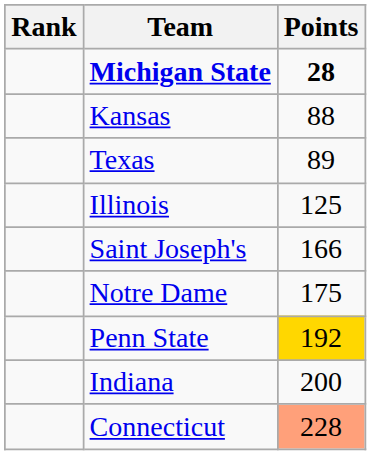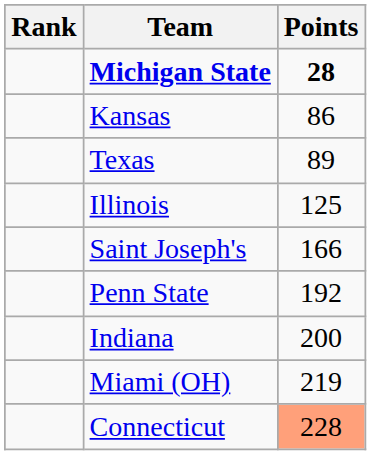(321, 115) 88 -> (321, 115) 86
- row: (158, 293)
(321, 337) gold background -> (321, 293) no background
+ row: (160, 381)
